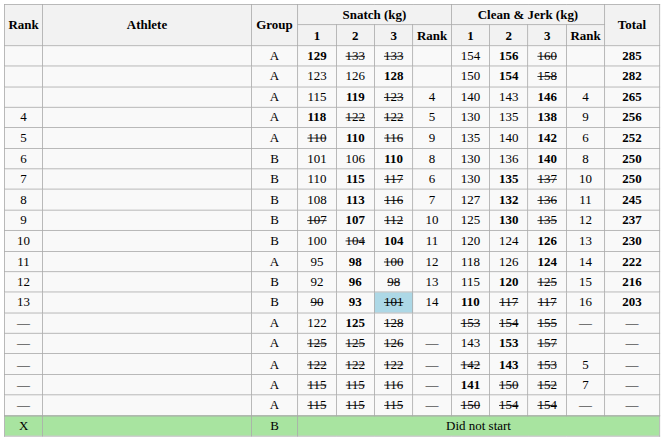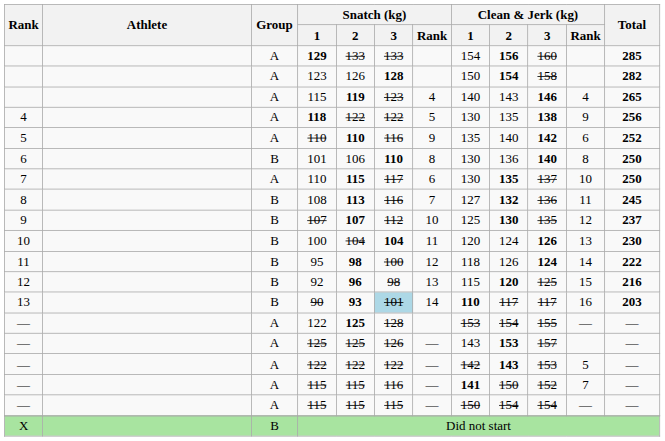(274, 179) B -> (274, 179) A
(274, 261) A -> (274, 261) B
